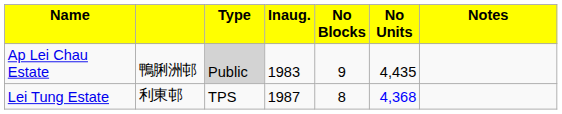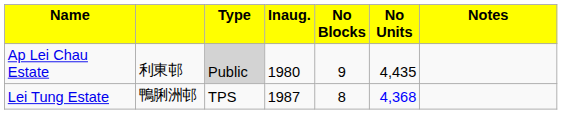(168, 70) 鴨脷洲邨 -> (161, 70) 利東邨
(284, 71) 1983 -> (284, 71) 1980
(161, 95) 利東邨 -> (168, 95) 鴨脷洲邨
